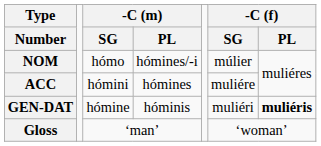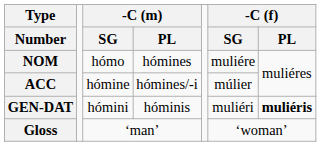(167, 61) hómines/-i -> (167, 61) hómines
(233, 61) múlier -> (233, 61) muliére
(108, 84) hómini -> (108, 84) hómine
(167, 84) hómines -> (167, 84) hómines/-i
(233, 84) muliére -> (233, 84) múlier
(108, 107) hómine -> (108, 107) hómini
